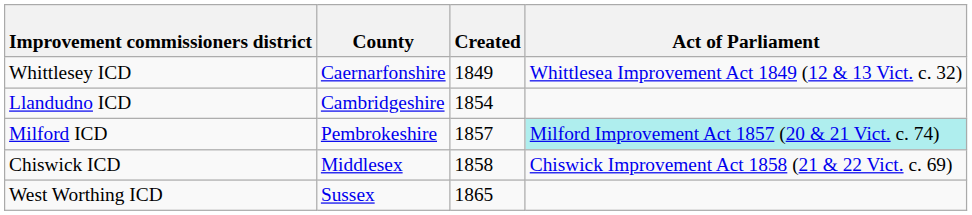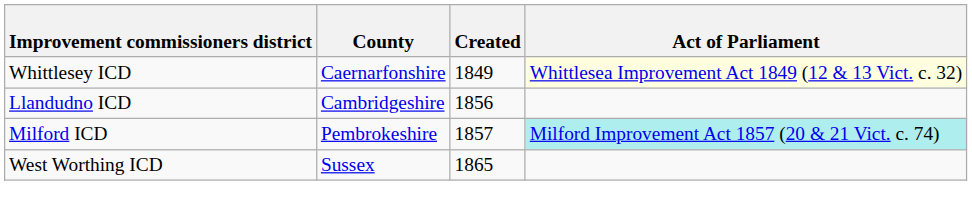(746, 72) no background -> (746, 72) lightyellow background
(474, 103) 1854 -> (474, 103) 1856
- row: (65, 164)
